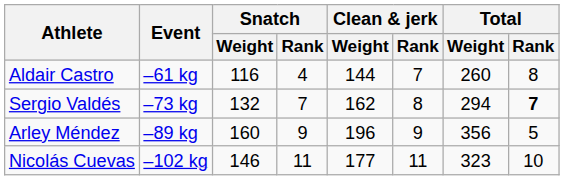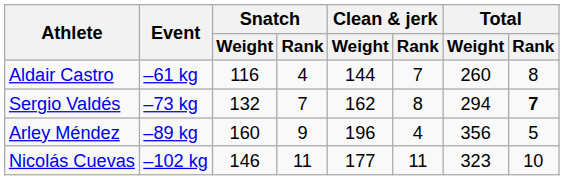(418, 132) 9 -> (418, 132) 4
